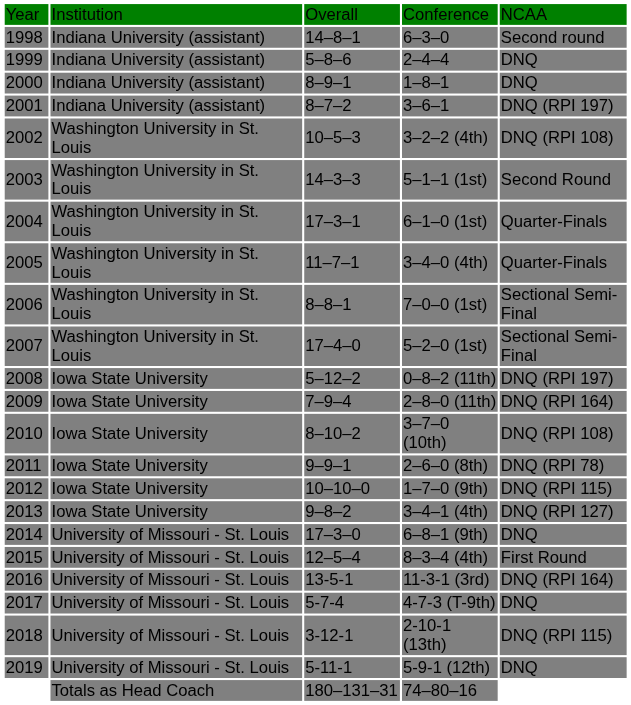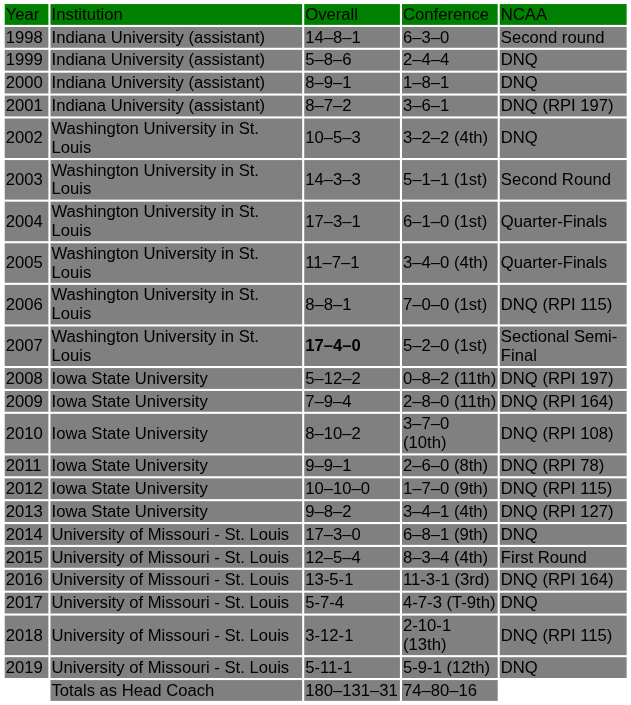(557, 138) DNQ (RPI 108) -> (519, 138) DNQ
(559, 304) Sectional Semi-Final -> (557, 304) DNQ (RPI 115)
(333, 346) normal -> (333, 346) bold
